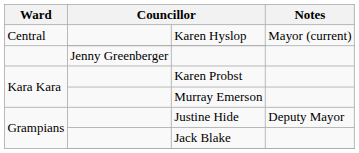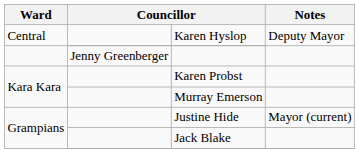(310, 35) Mayor (current) -> (306, 35) Deputy Mayor
(306, 117) Deputy Mayor -> (310, 117) Mayor (current)
